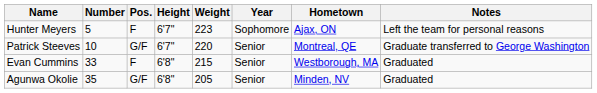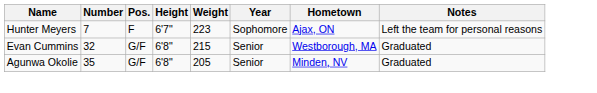(88, 29) 5 -> (86, 29) 7
- row: (43, 46)
(91, 63) 33 -> (89, 46) 32
(133, 63) F -> (137, 46) G/F
